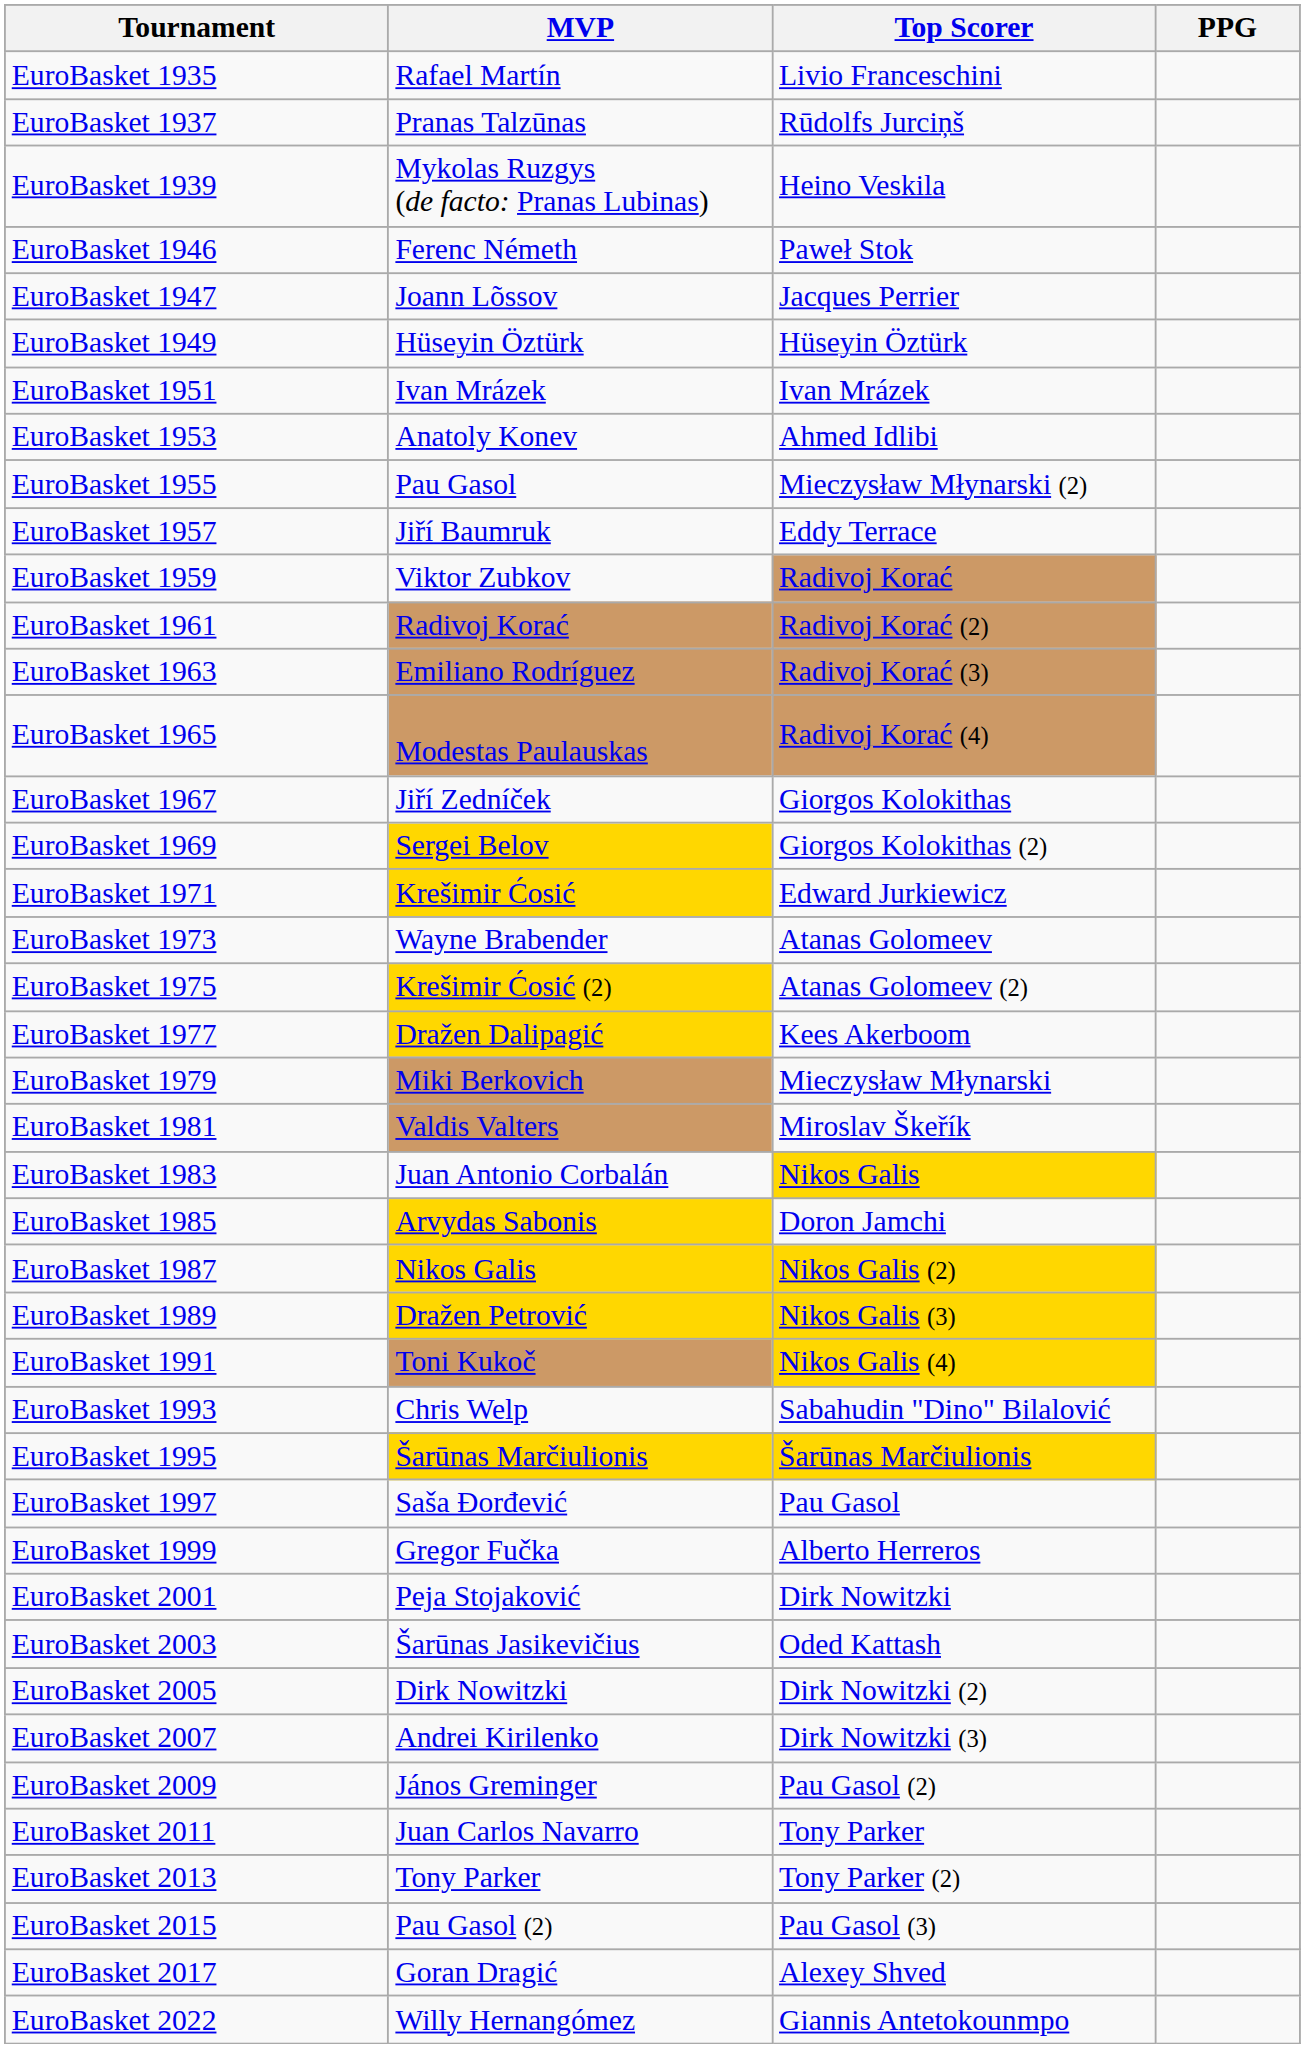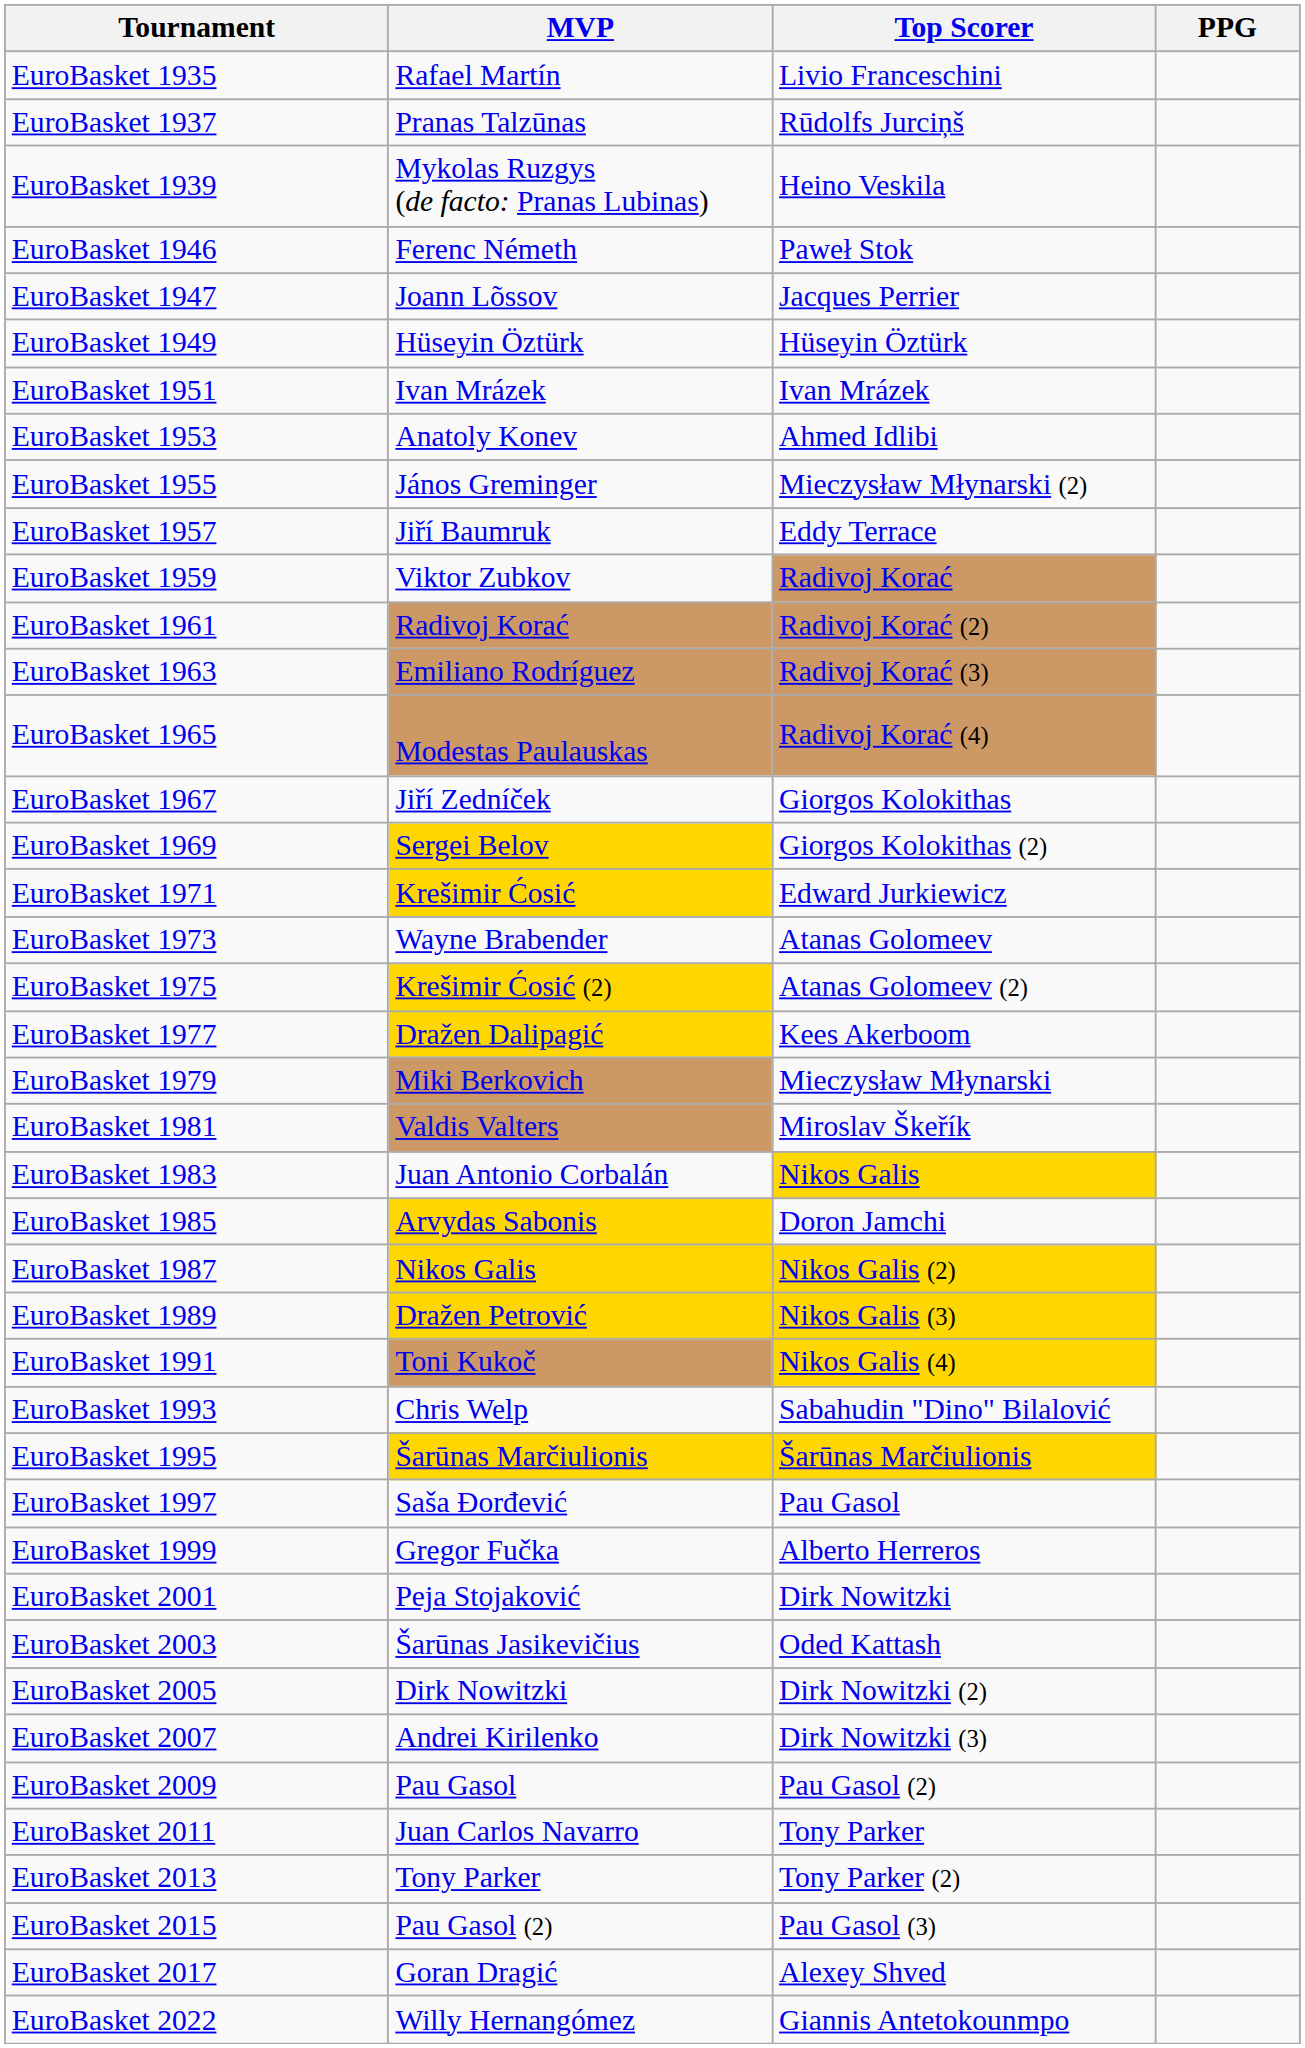(456, 483) Pau Gasol -> (496, 483) János Greminger
(496, 1784) János Greminger -> (456, 1784) Pau Gasol
